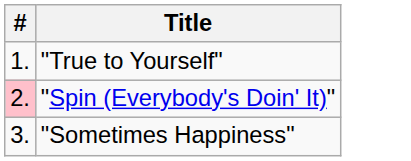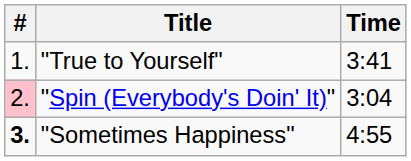+ column: (374, 23)
(20, 135) normal -> (20, 135) bold
